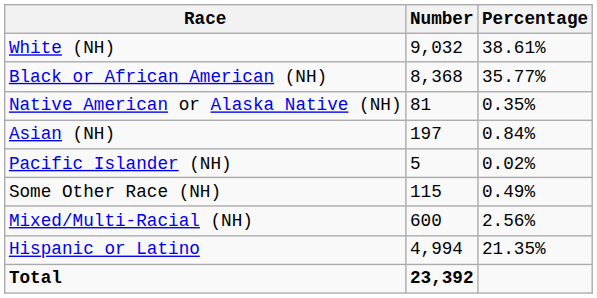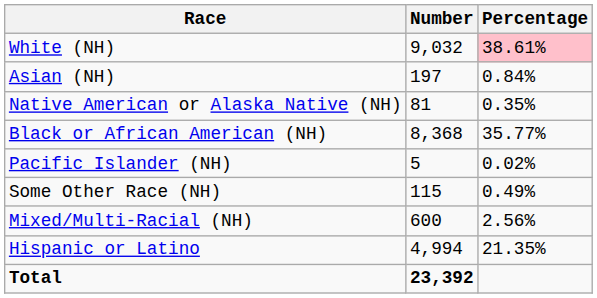(514, 48) no background -> (514, 48) pink background
rows swapped: (168, 77) <-> (62, 134)
